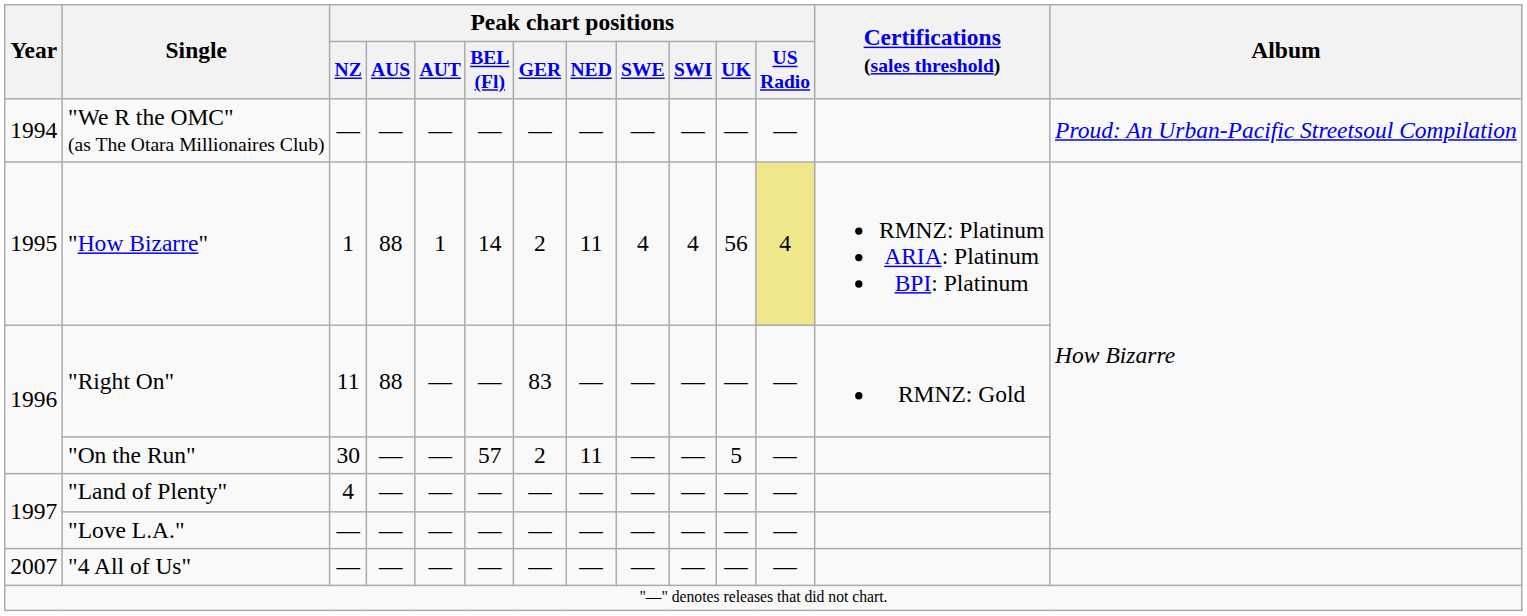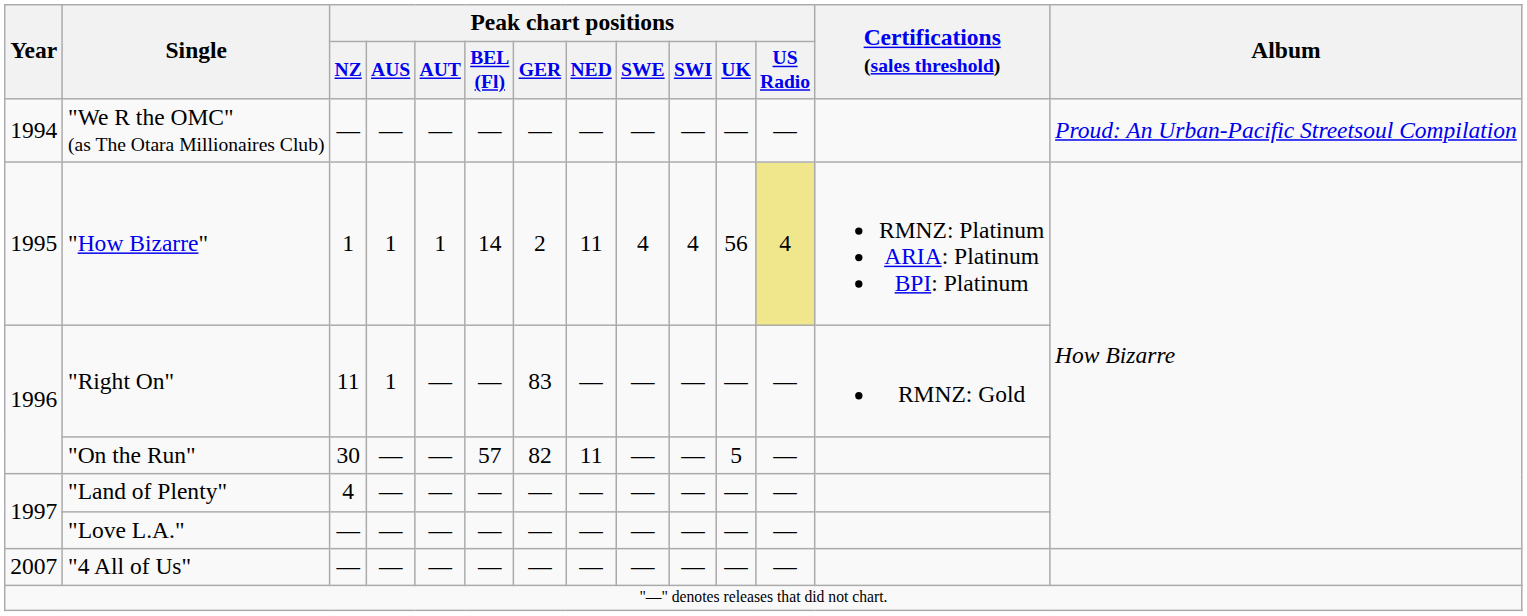(391, 243) 88 -> (391, 243) 1
(391, 381) 88 -> (391, 381) 1
(540, 455) 2 -> (540, 455) 82
